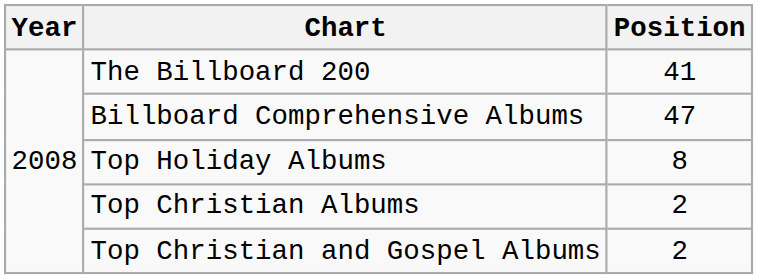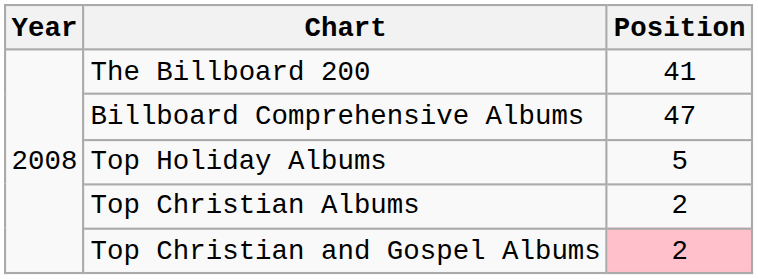(680, 162) 8 -> (680, 162) 5
(680, 251) no background -> (680, 251) pink background
